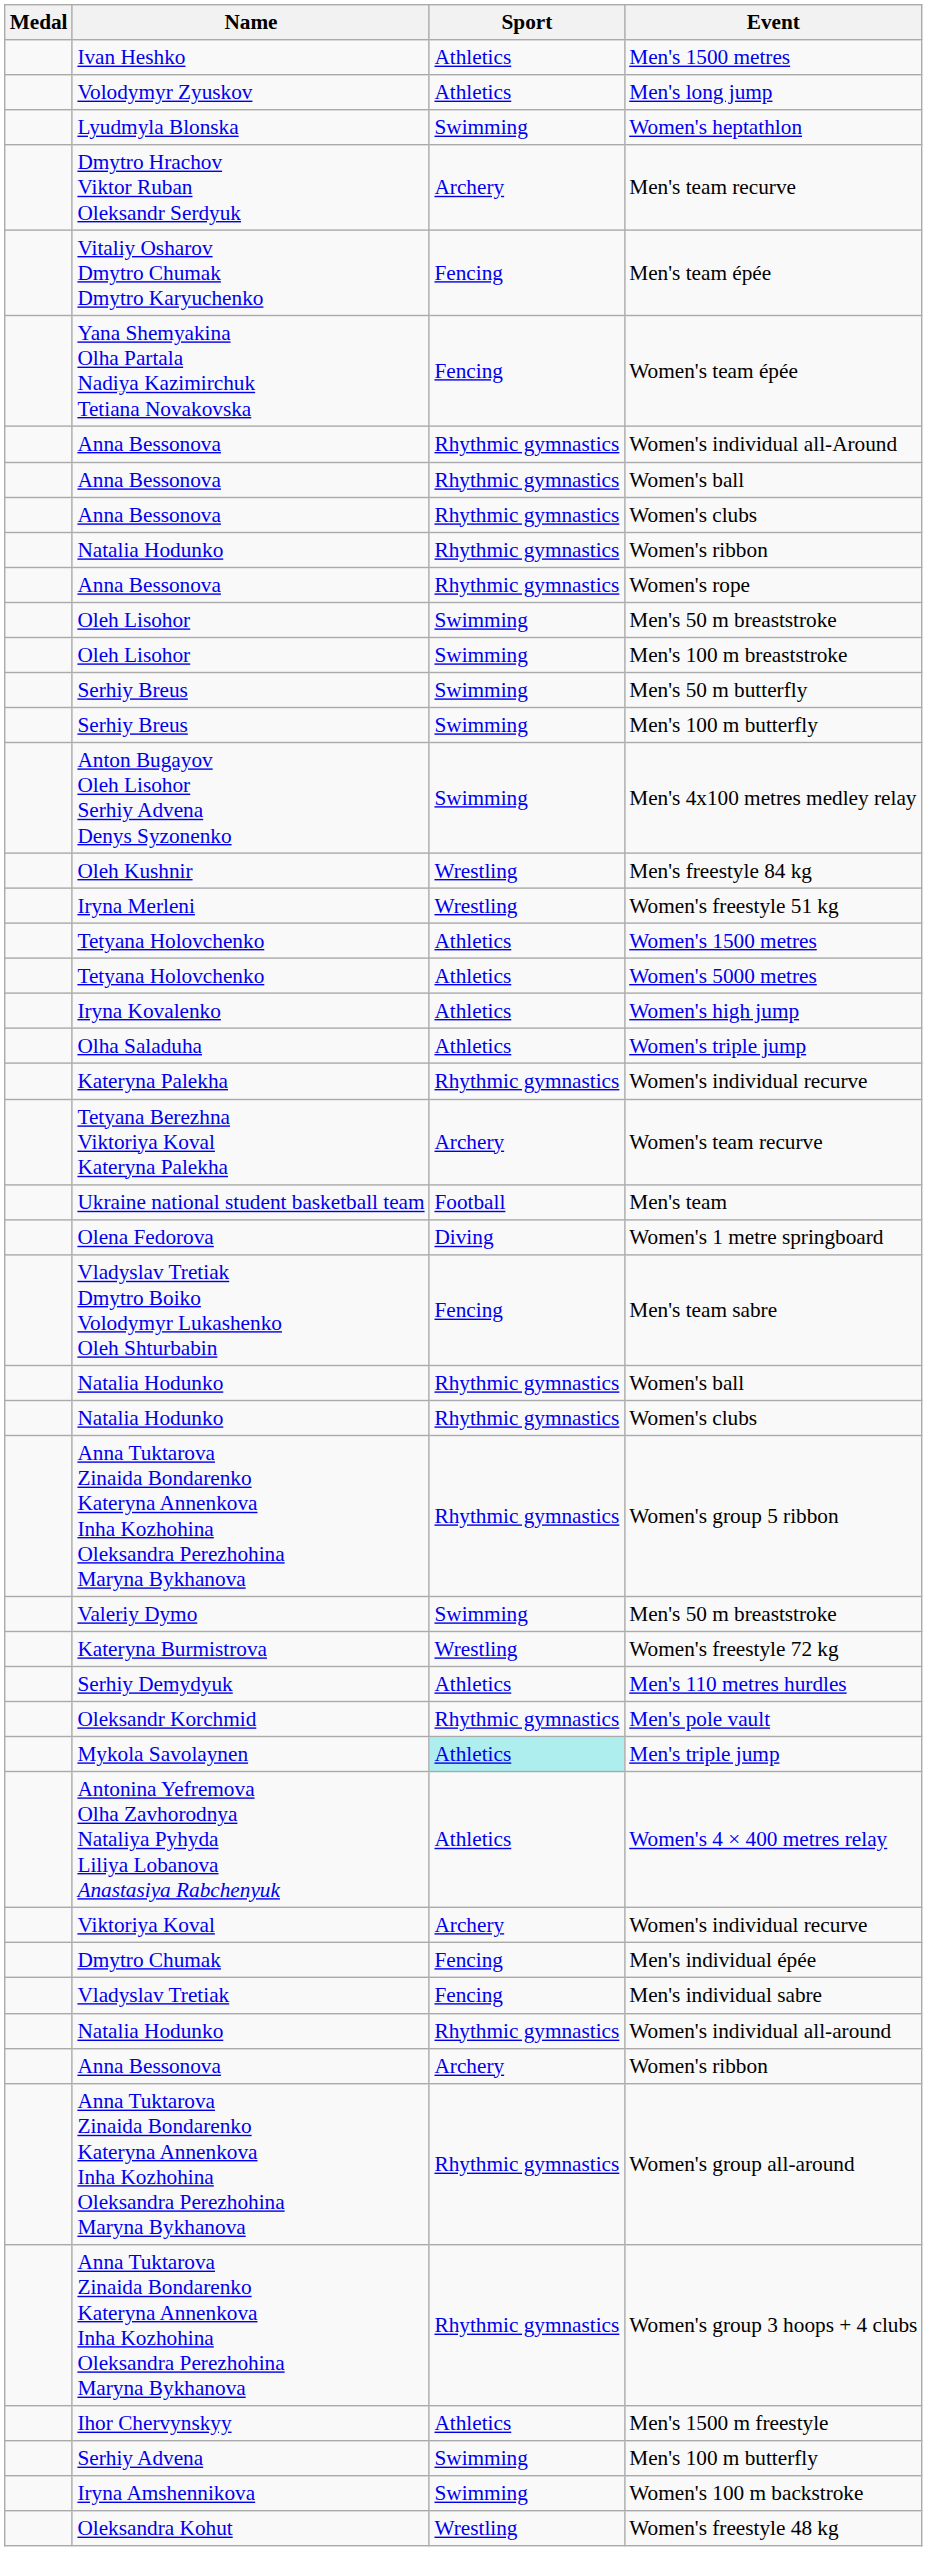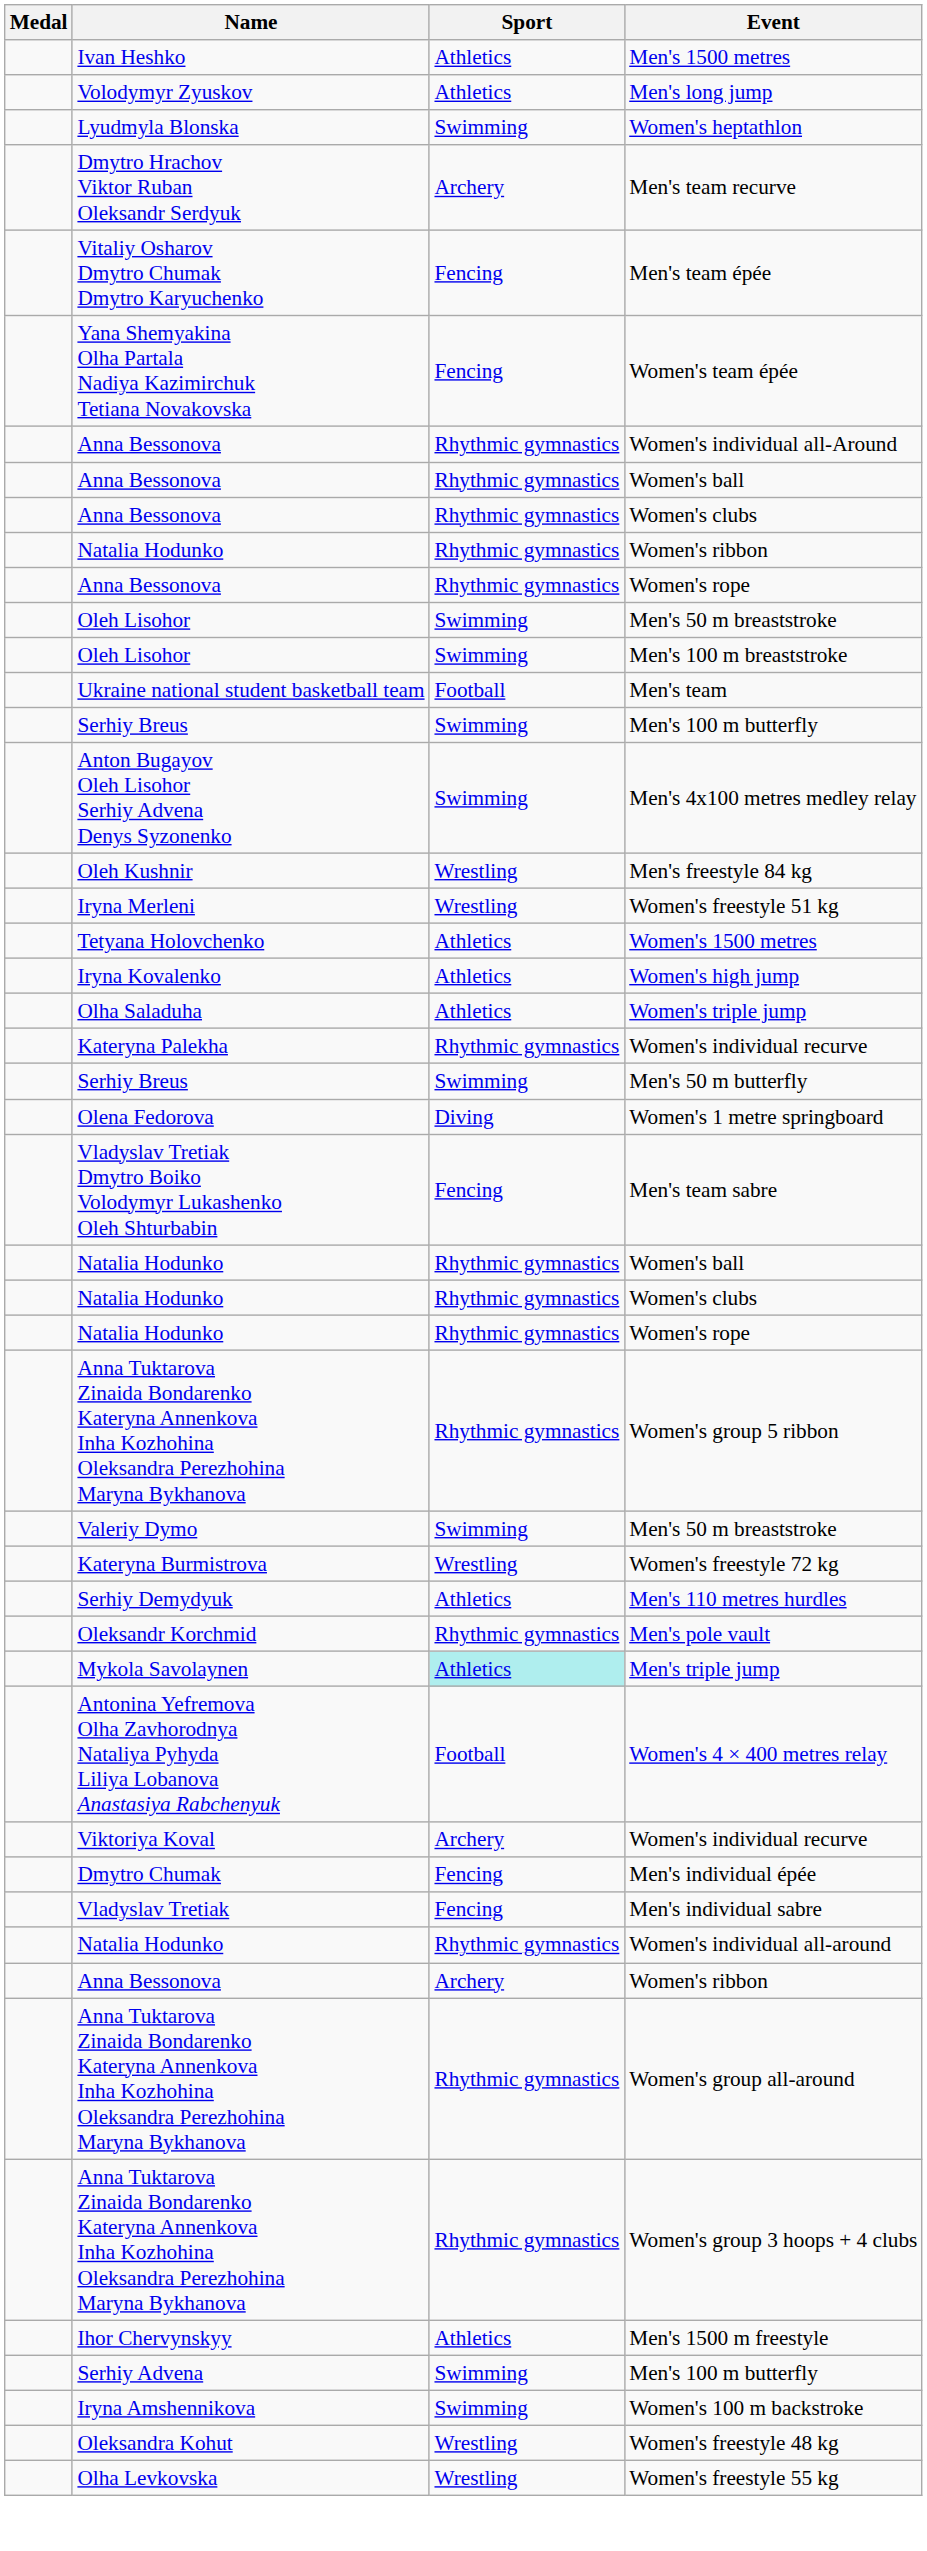rows swapped: (133, 689) <-> (251, 1201)
- row: (171, 975)
- row: (154, 1141)
+ row: (150, 1332)
(473, 1839) Athletics -> (470, 1754) Football
+ row: (147, 2477)
